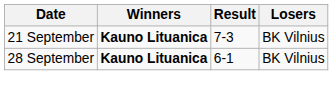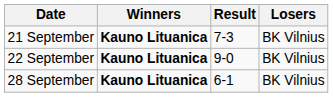+ row: (51, 59)
